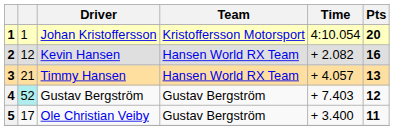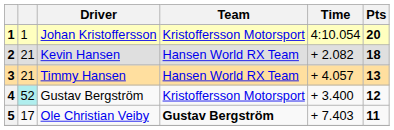(28, 55) 12 -> (28, 55) 21
(373, 55) 16 -> (373, 55) 18
(214, 96) Gustav Bergström -> (234, 96) Kristoffersson Motorsport
(332, 96) + 7.403 -> (332, 96) + 3.400
(214, 116) normal -> (218, 116) bold
(332, 116) + 3.400 -> (332, 116) + 7.403
